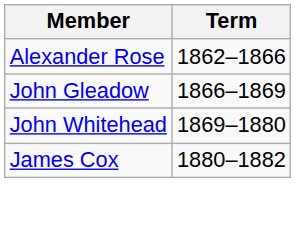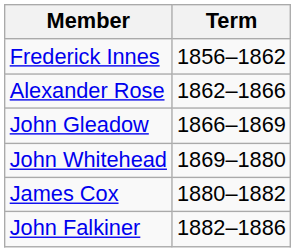+ row: (85, 56)
+ row: (75, 228)
